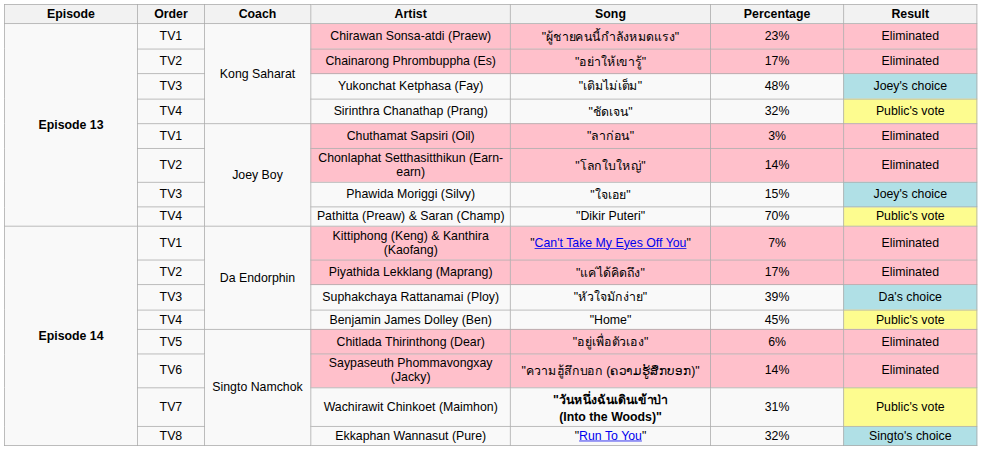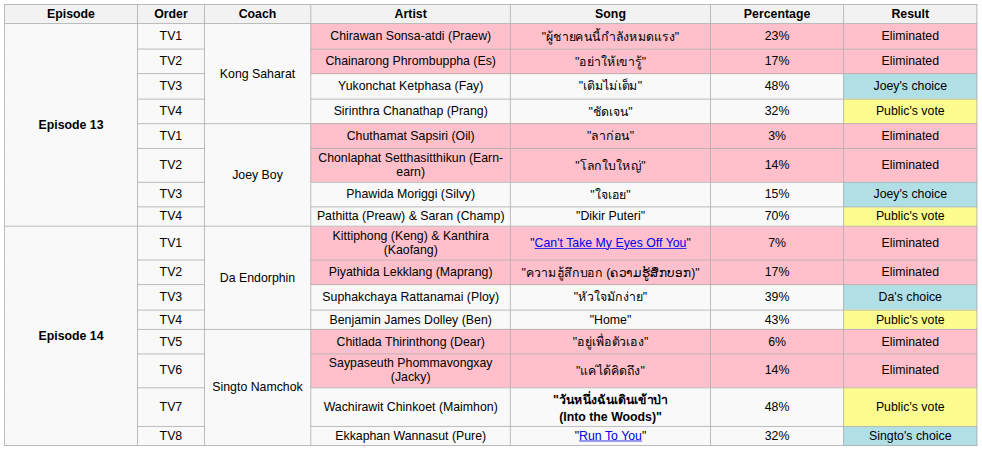(611, 272) "แค่ได้คิดถึง" -> (611, 272) "ความฮู้สึกบอก (ຄວາມຮູ້ສຶກບອກ)"
(777, 319) 45% -> (777, 319) 43%
(611, 371) "ความฮู้สึกบอก (ຄວາມຮູ້ສຶກບອກ)" -> (611, 371) "แค่ได้คิดถึง"
(777, 407) 31% -> (777, 407) 48%
